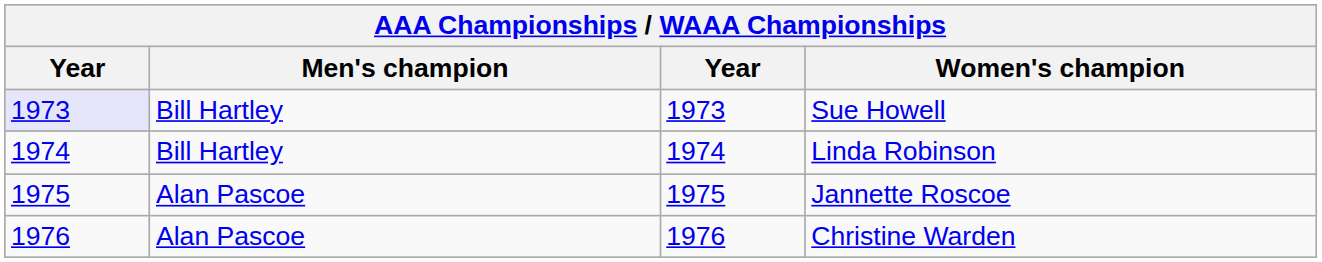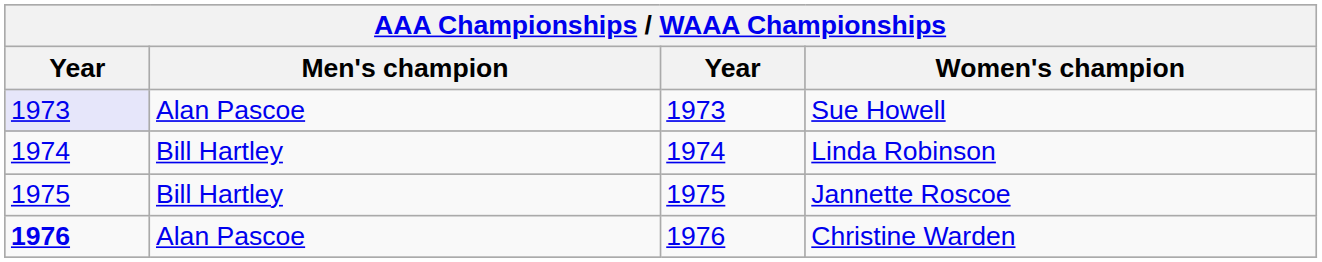(219, 109) Bill Hartley -> (231, 109) Alan Pascoe
(231, 194) Alan Pascoe -> (219, 194) Bill Hartley
(40, 236) normal -> (40, 236) bold
